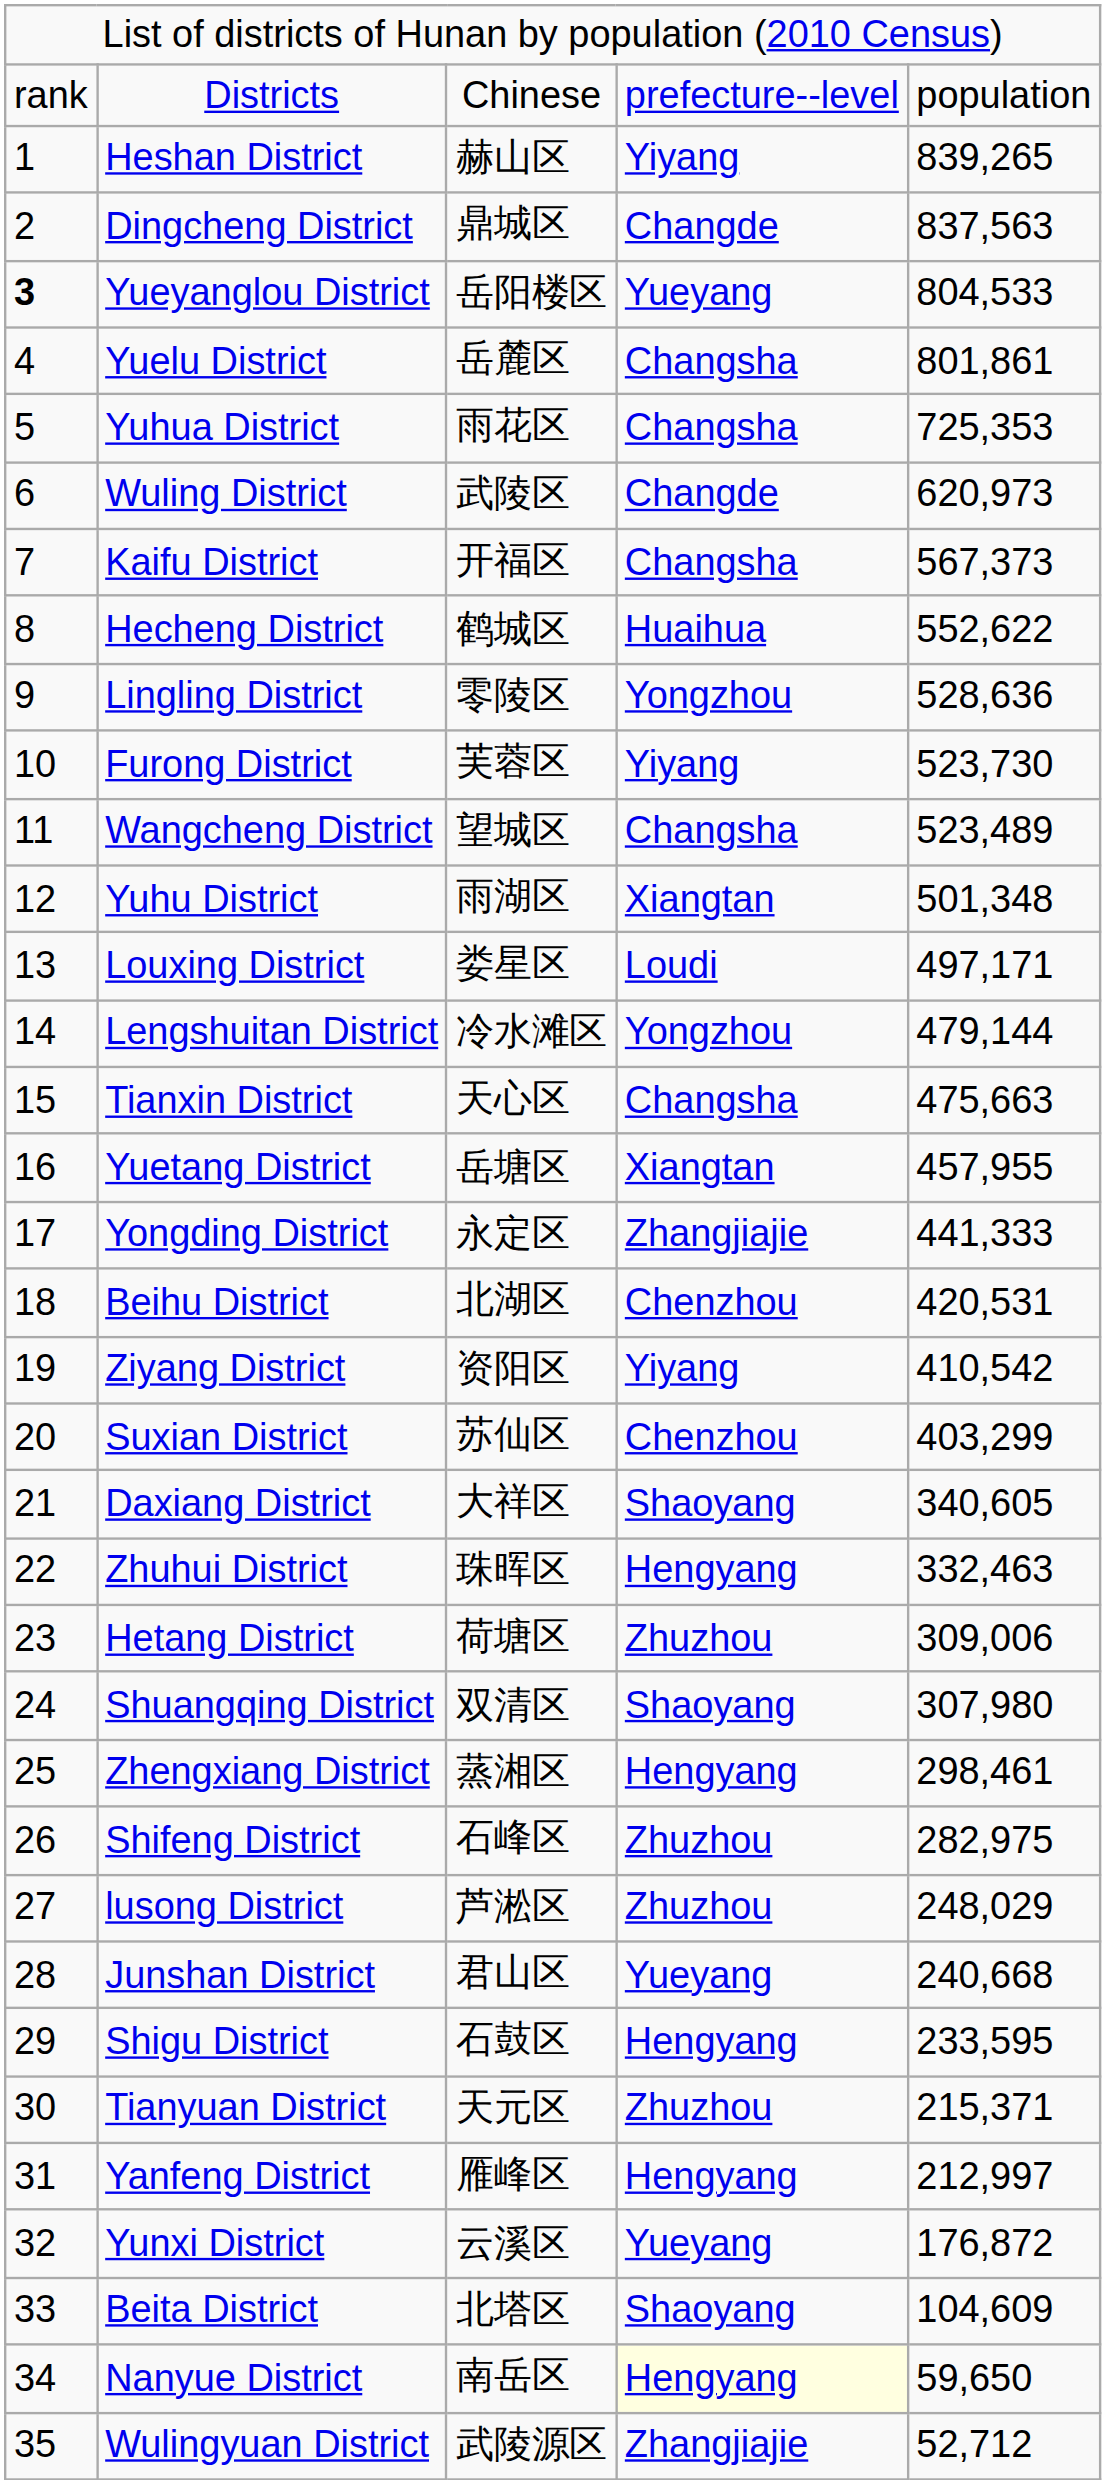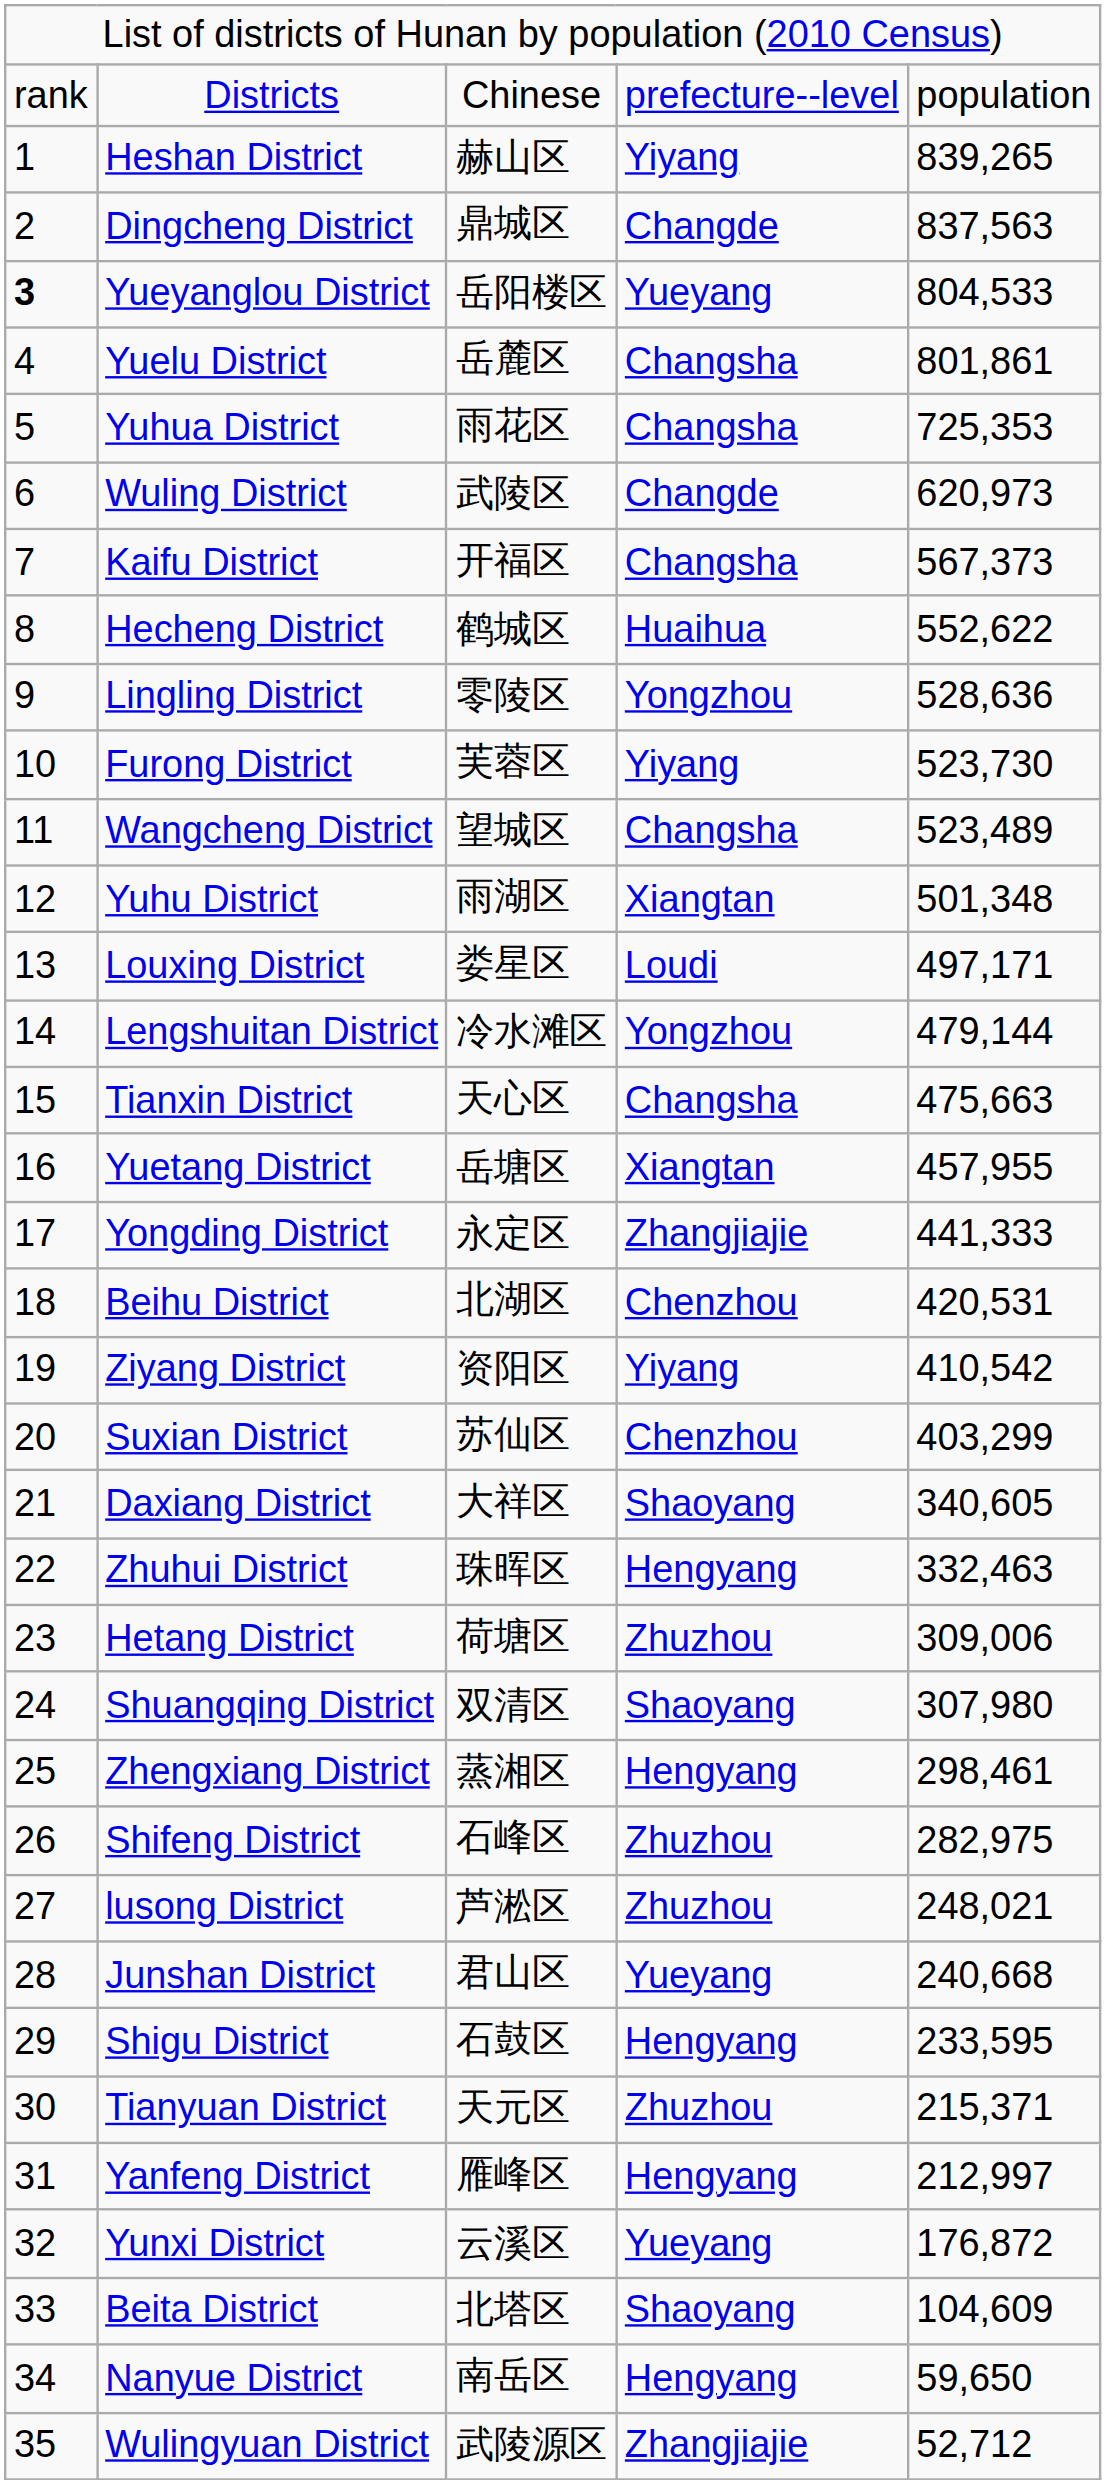(985, 1906) 248,029 -> (985, 1906) 248,021
(711, 2377) lightyellow background -> (711, 2377) no background
